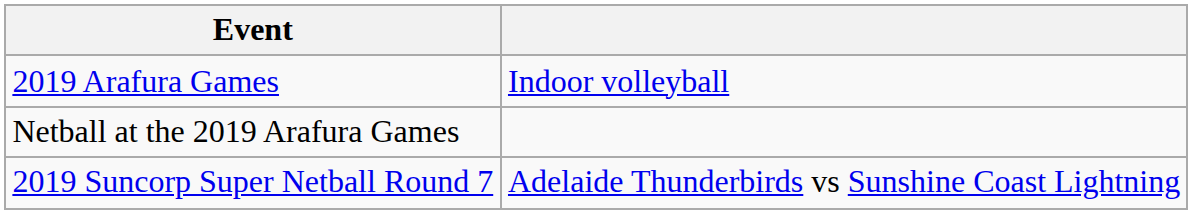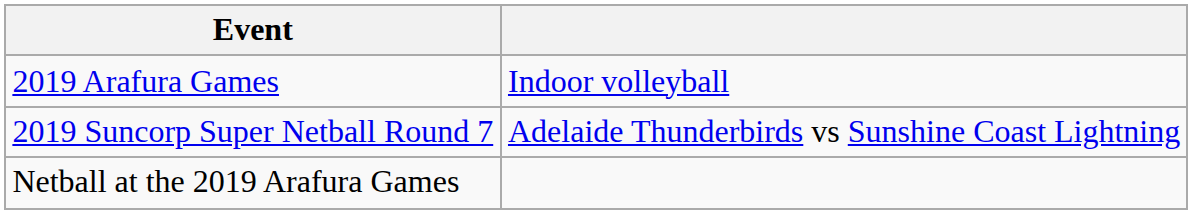rows swapped: (236, 131) <-> (253, 182)
